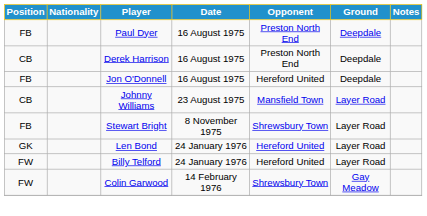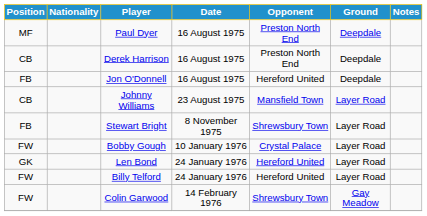(26, 33) FB -> (26, 33) MF
+ row: (136, 147)
